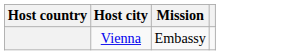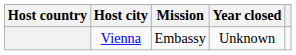+ column: (247, 15)
